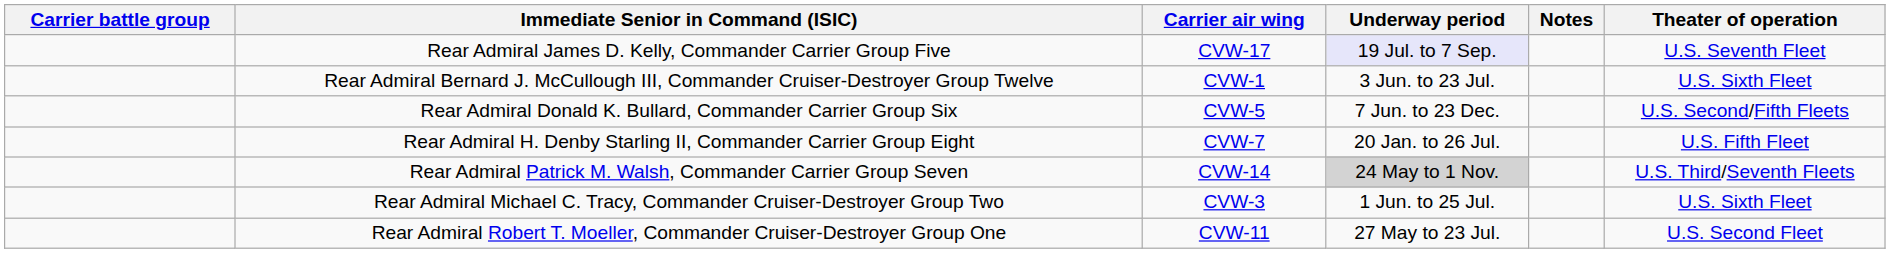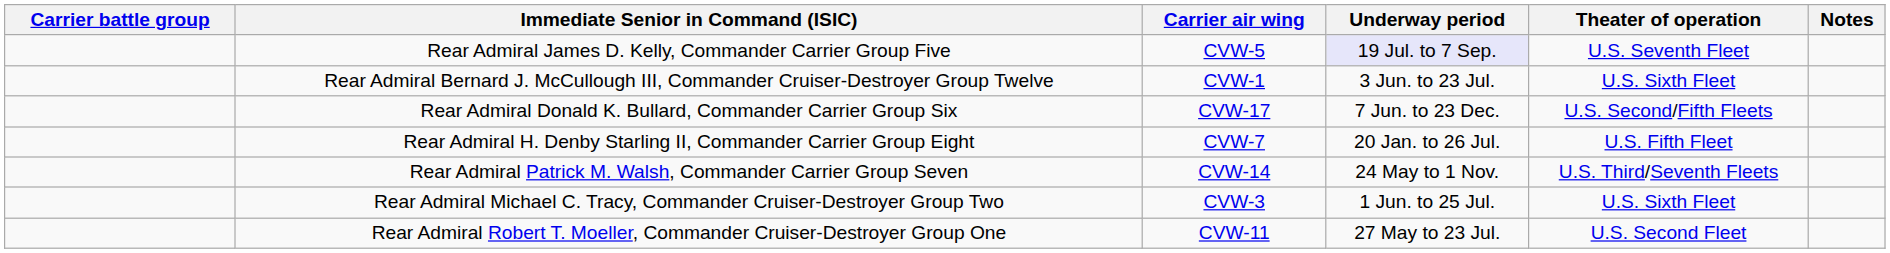columns swapped: (1745, 19) <-> (1567, 19)
(1234, 50) CVW-17 -> (1234, 50) CVW-5
(1234, 111) CVW-5 -> (1234, 111) CVW-17
(1427, 171) lightgrey background -> (1427, 171) no background
